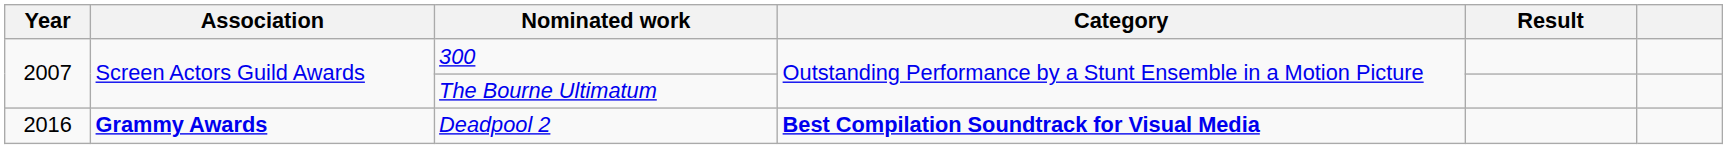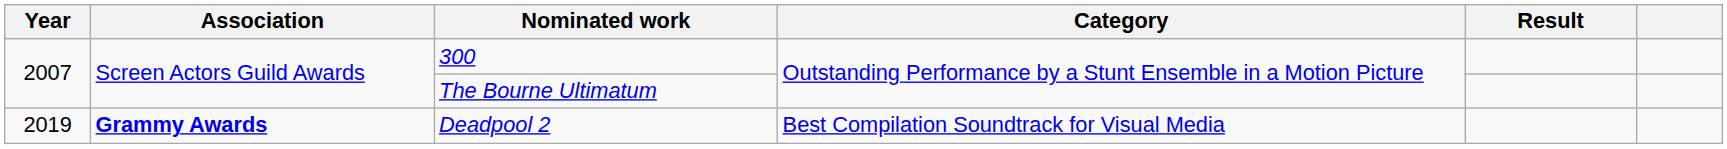(48, 125) 2016 -> (48, 125) 2019
(1021, 125) bold -> (1004, 125) normal
